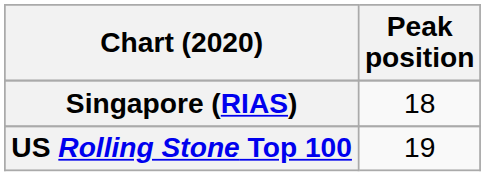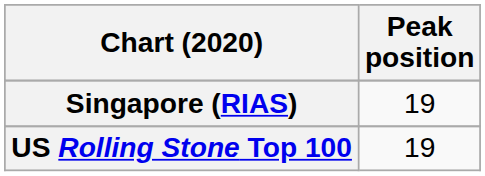(420, 103) 18 -> (420, 103) 19
